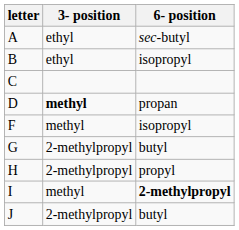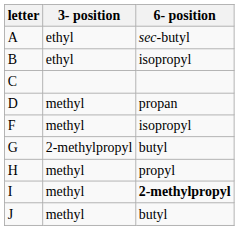(66, 103) bold -> (65, 103) normal
(89, 170) 2-methylpropyl -> (65, 170) methyl
(89, 214) 2-methylpropyl -> (65, 214) methyl
